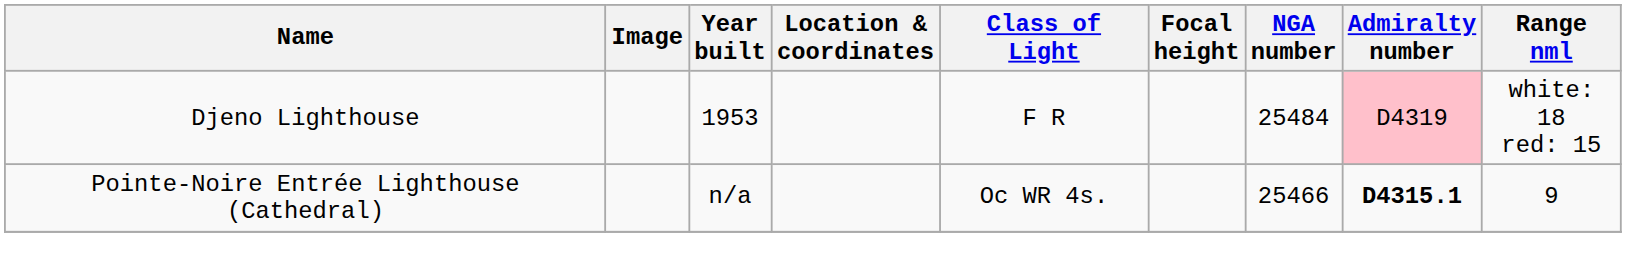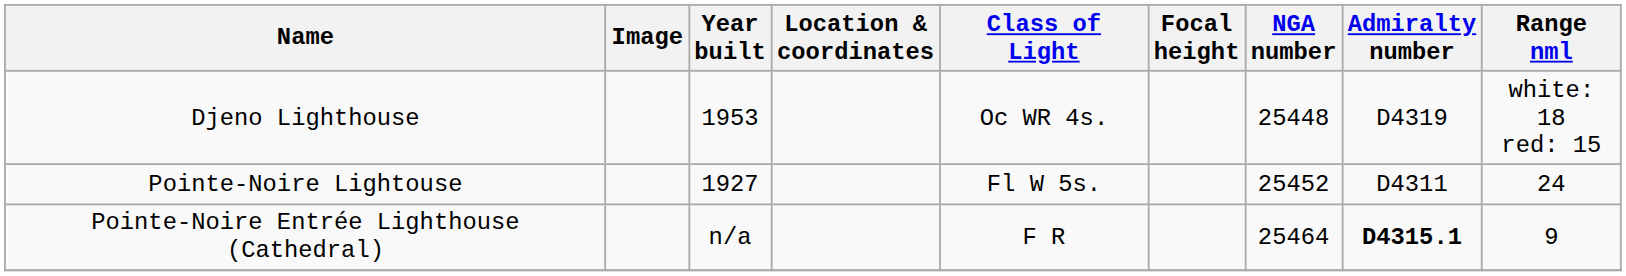(1044, 118) F R -> (1044, 118) Oc WR 4s.
(1294, 118) 25484 -> (1294, 118) 25448
(1412, 118) pink background -> (1412, 118) no background
+ row: (305, 184)
(1044, 198) Oc WR 4s. -> (1044, 237) F R
(1294, 198) 25466 -> (1294, 237) 25464
